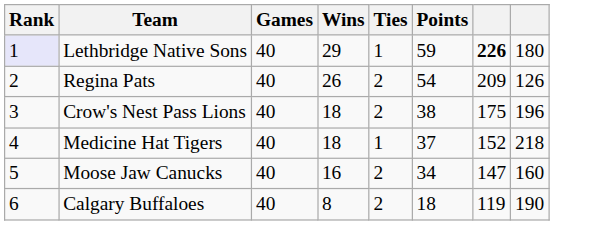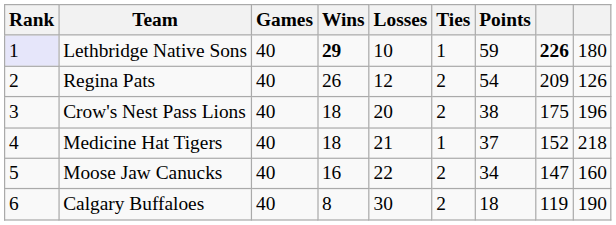+ column: (400, 19)
(332, 50) normal -> (332, 50) bold
